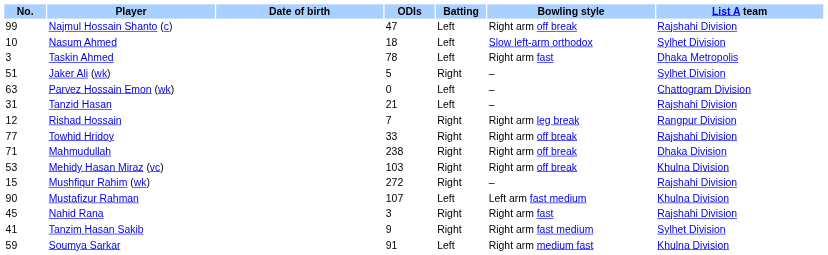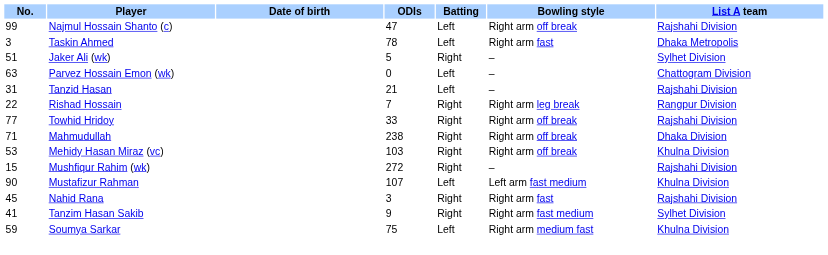- row: (83, 42)
(11, 120) 12 -> (11, 105) 22
(392, 245) 91 -> (392, 230) 75
